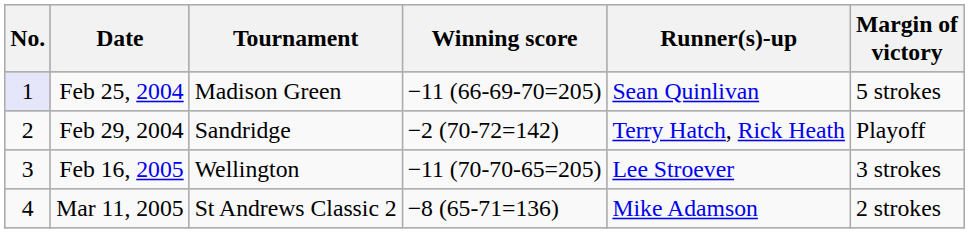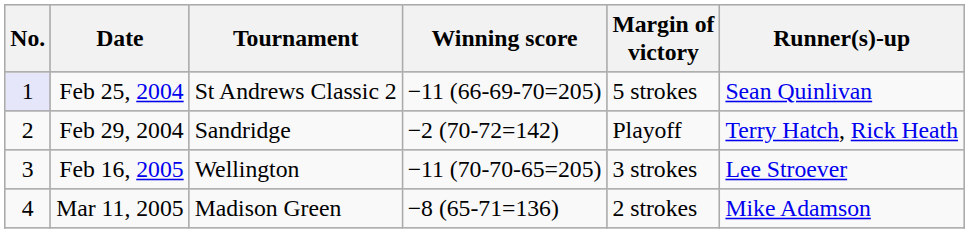columns swapped: (907, 38) <-> (729, 38)
(268, 91) Madison Green -> (296, 91) St Andrews Classic 2
(296, 208) St Andrews Classic 2 -> (268, 208) Madison Green
